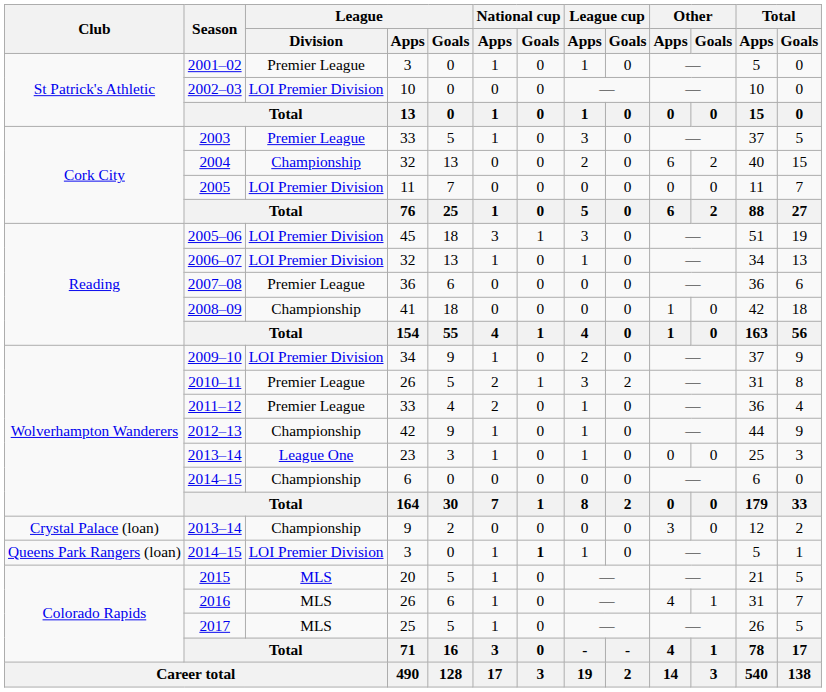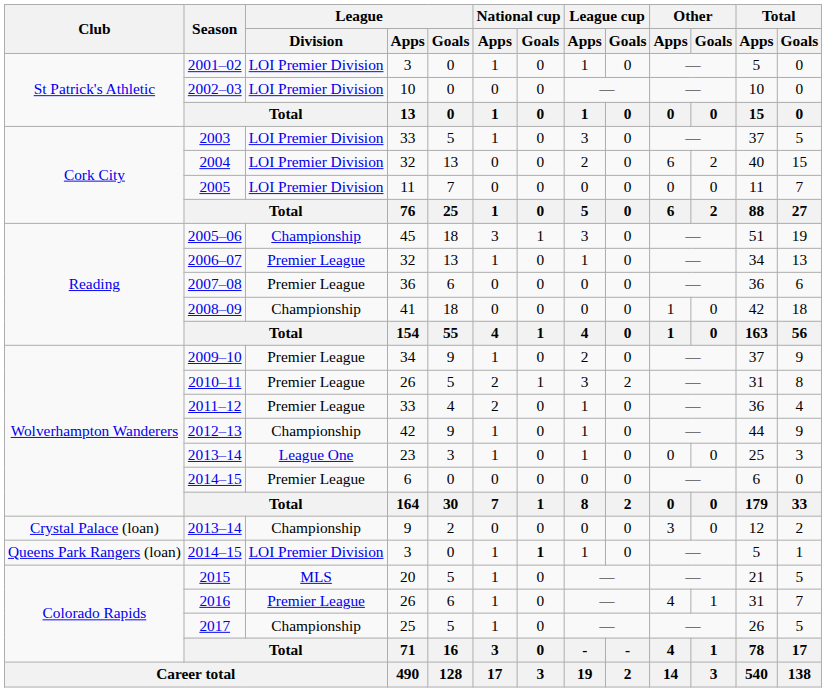(316, 65) Premier League -> (316, 65) LOI Premier Division
(316, 138) Premier League -> (316, 138) LOI Premier Division
(316, 162) Championship -> (316, 162) LOI Premier Division
(316, 235) LOI Premier Division -> (316, 235) Championship
(316, 260) LOI Premier Division -> (316, 260) Premier League
(316, 357) LOI Premier Division -> (316, 357) Premier League
(316, 479) Championship -> (316, 479) Premier League
(316, 601) MLS -> (316, 601) Premier League
(316, 625) MLS -> (316, 625) Championship
